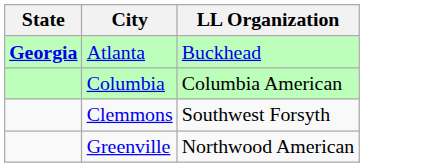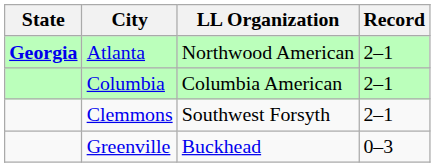+ column: (394, 20)
(221, 51) Buckhead -> (268, 51) Northwood American
(268, 146) Northwood American -> (221, 146) Buckhead
